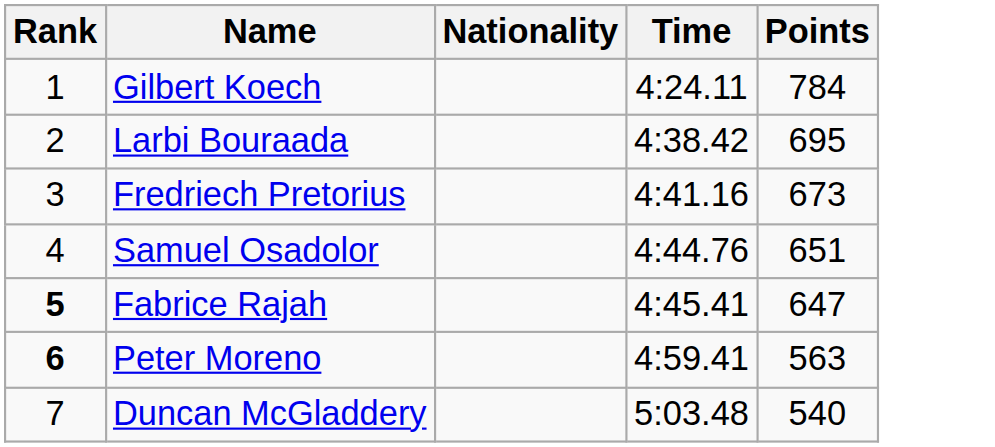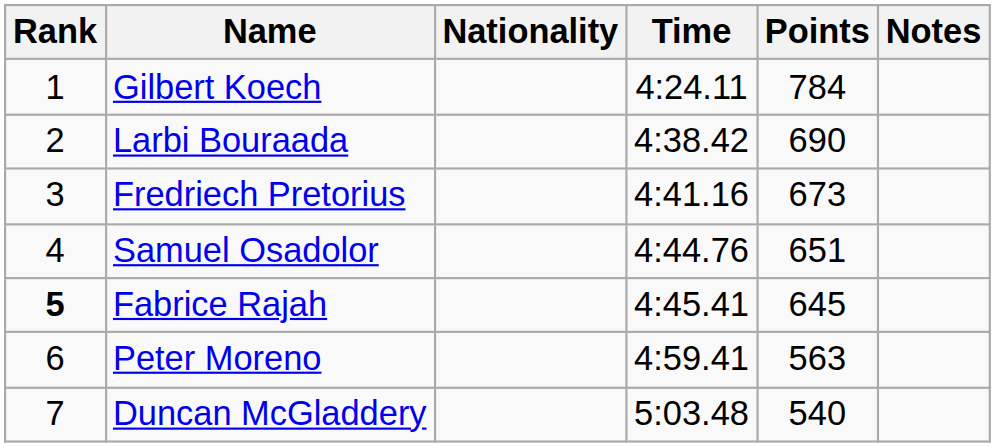+ column: (934, 31)
(817, 140) 695 -> (817, 140) 690
(817, 304) 647 -> (817, 304) 645
(55, 359) bold -> (55, 359) normal
